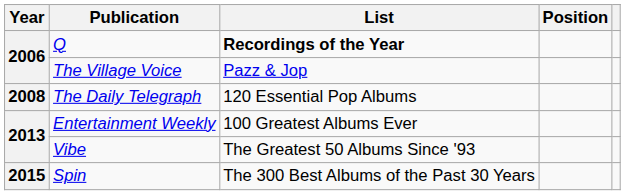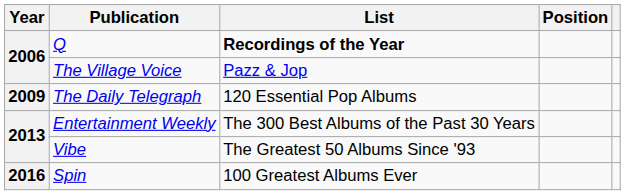(27, 96) 2008 -> (27, 96) 2009
(320, 123) 100 Greatest Albums Ever -> (379, 123) The 300 Best Albums of the Past 30 Years
(27, 176) 2015 -> (27, 176) 2016
(379, 176) The 300 Best Albums of the Past 30 Years -> (320, 176) 100 Greatest Albums Ever
